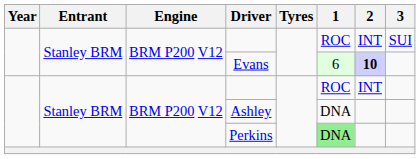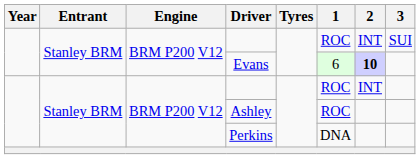(336, 111) DNA -> (336, 111) ROC
(336, 135) lightgreen background -> (336, 135) no background
